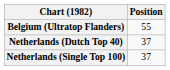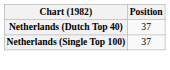- row: (66, 27)
